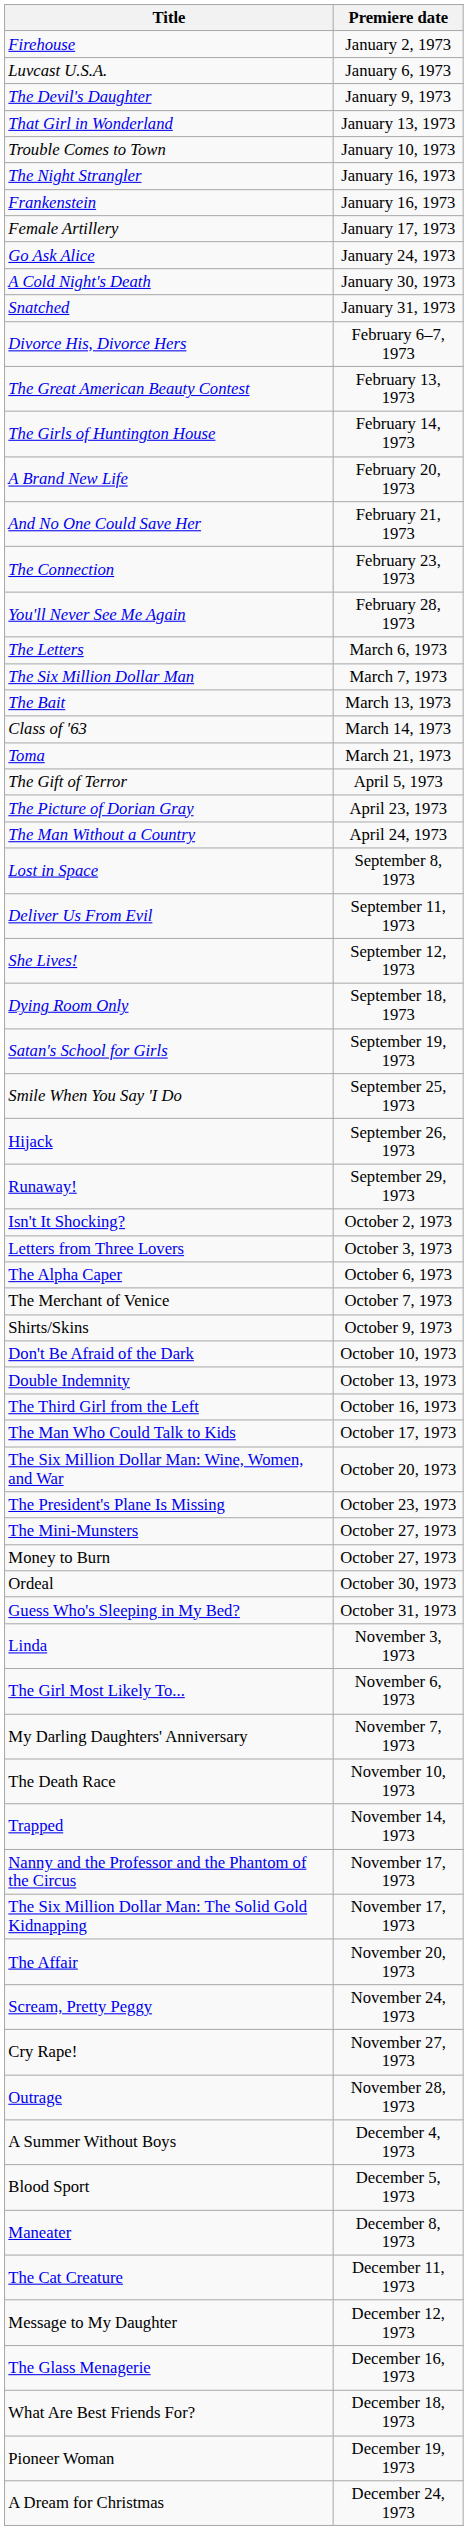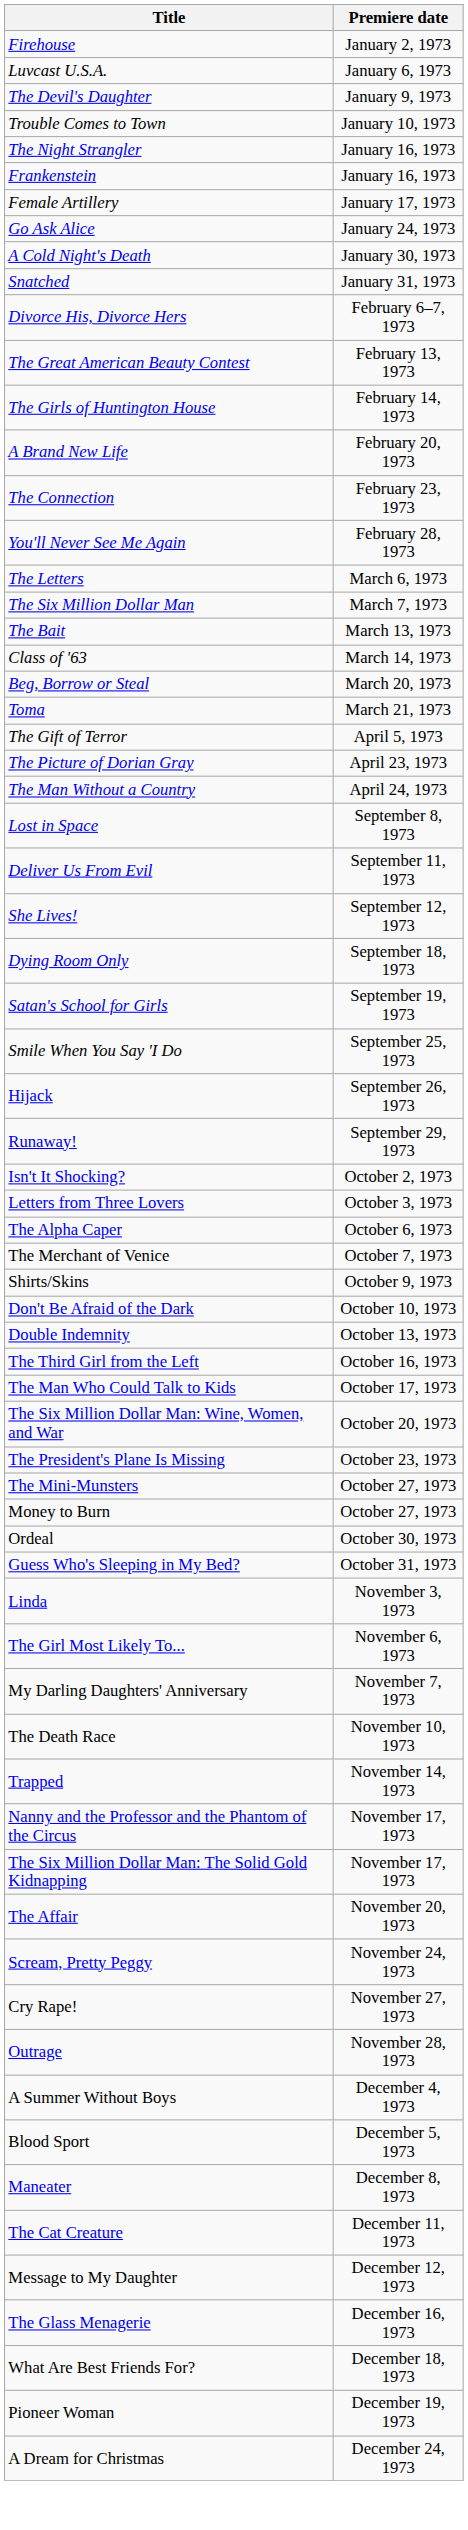- row: (91, 123)
- row: (105, 524)
+ row: (79, 684)
